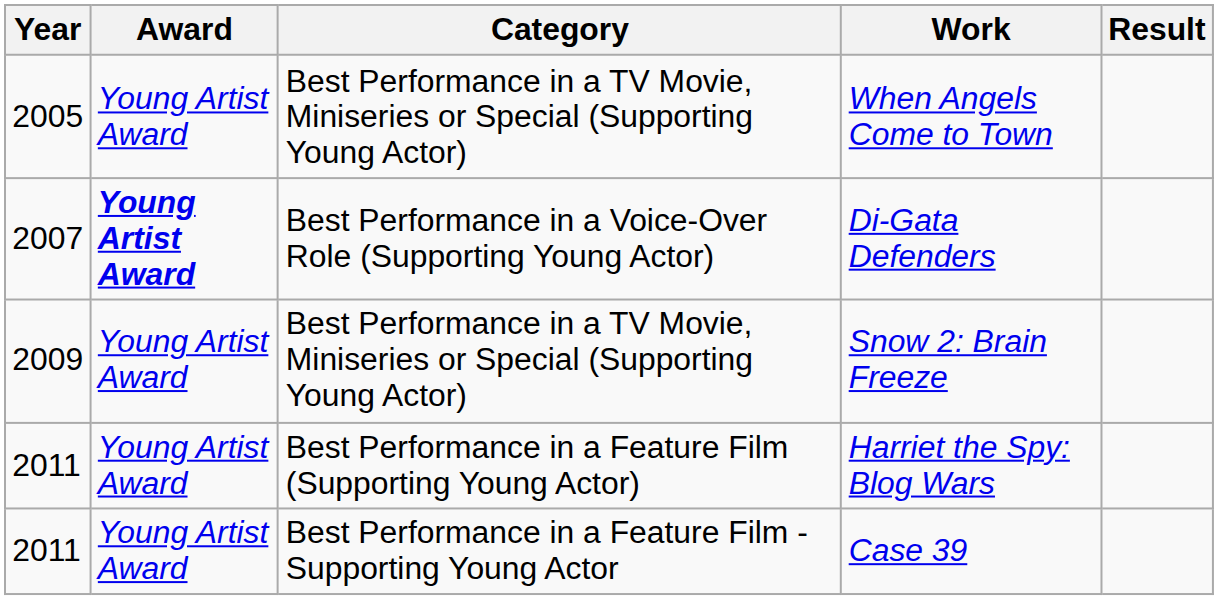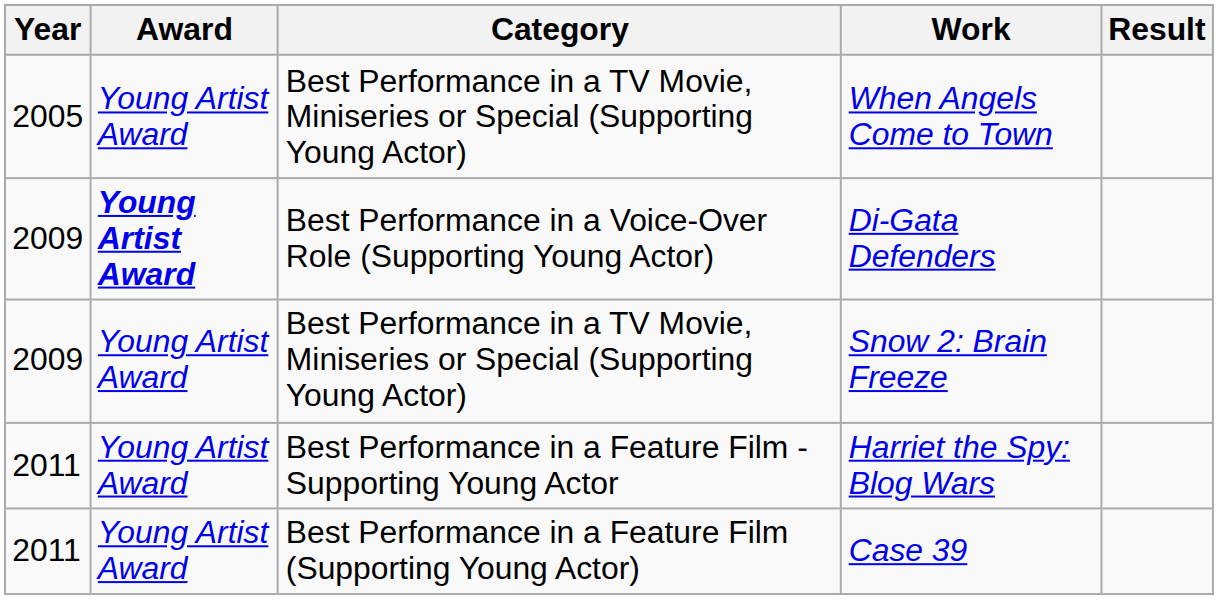(48, 238) 2007 -> (48, 238) 2009
(537, 464) Best Performance in a Feature Film (Supporting Young Actor) -> (547, 464) Best Performance in a Feature Film - Supporting Young Actor
(547, 550) Best Performance in a Feature Film - Supporting Young Actor -> (537, 550) Best Performance in a Feature Film (Supporting Young Actor)
